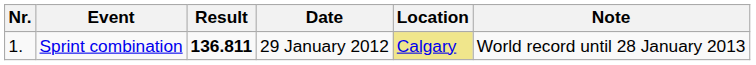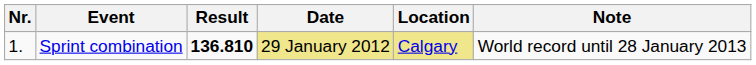(221, 45) 136.811 -> (222, 45) 136.810
(324, 45) no background -> (325, 45) khaki background
